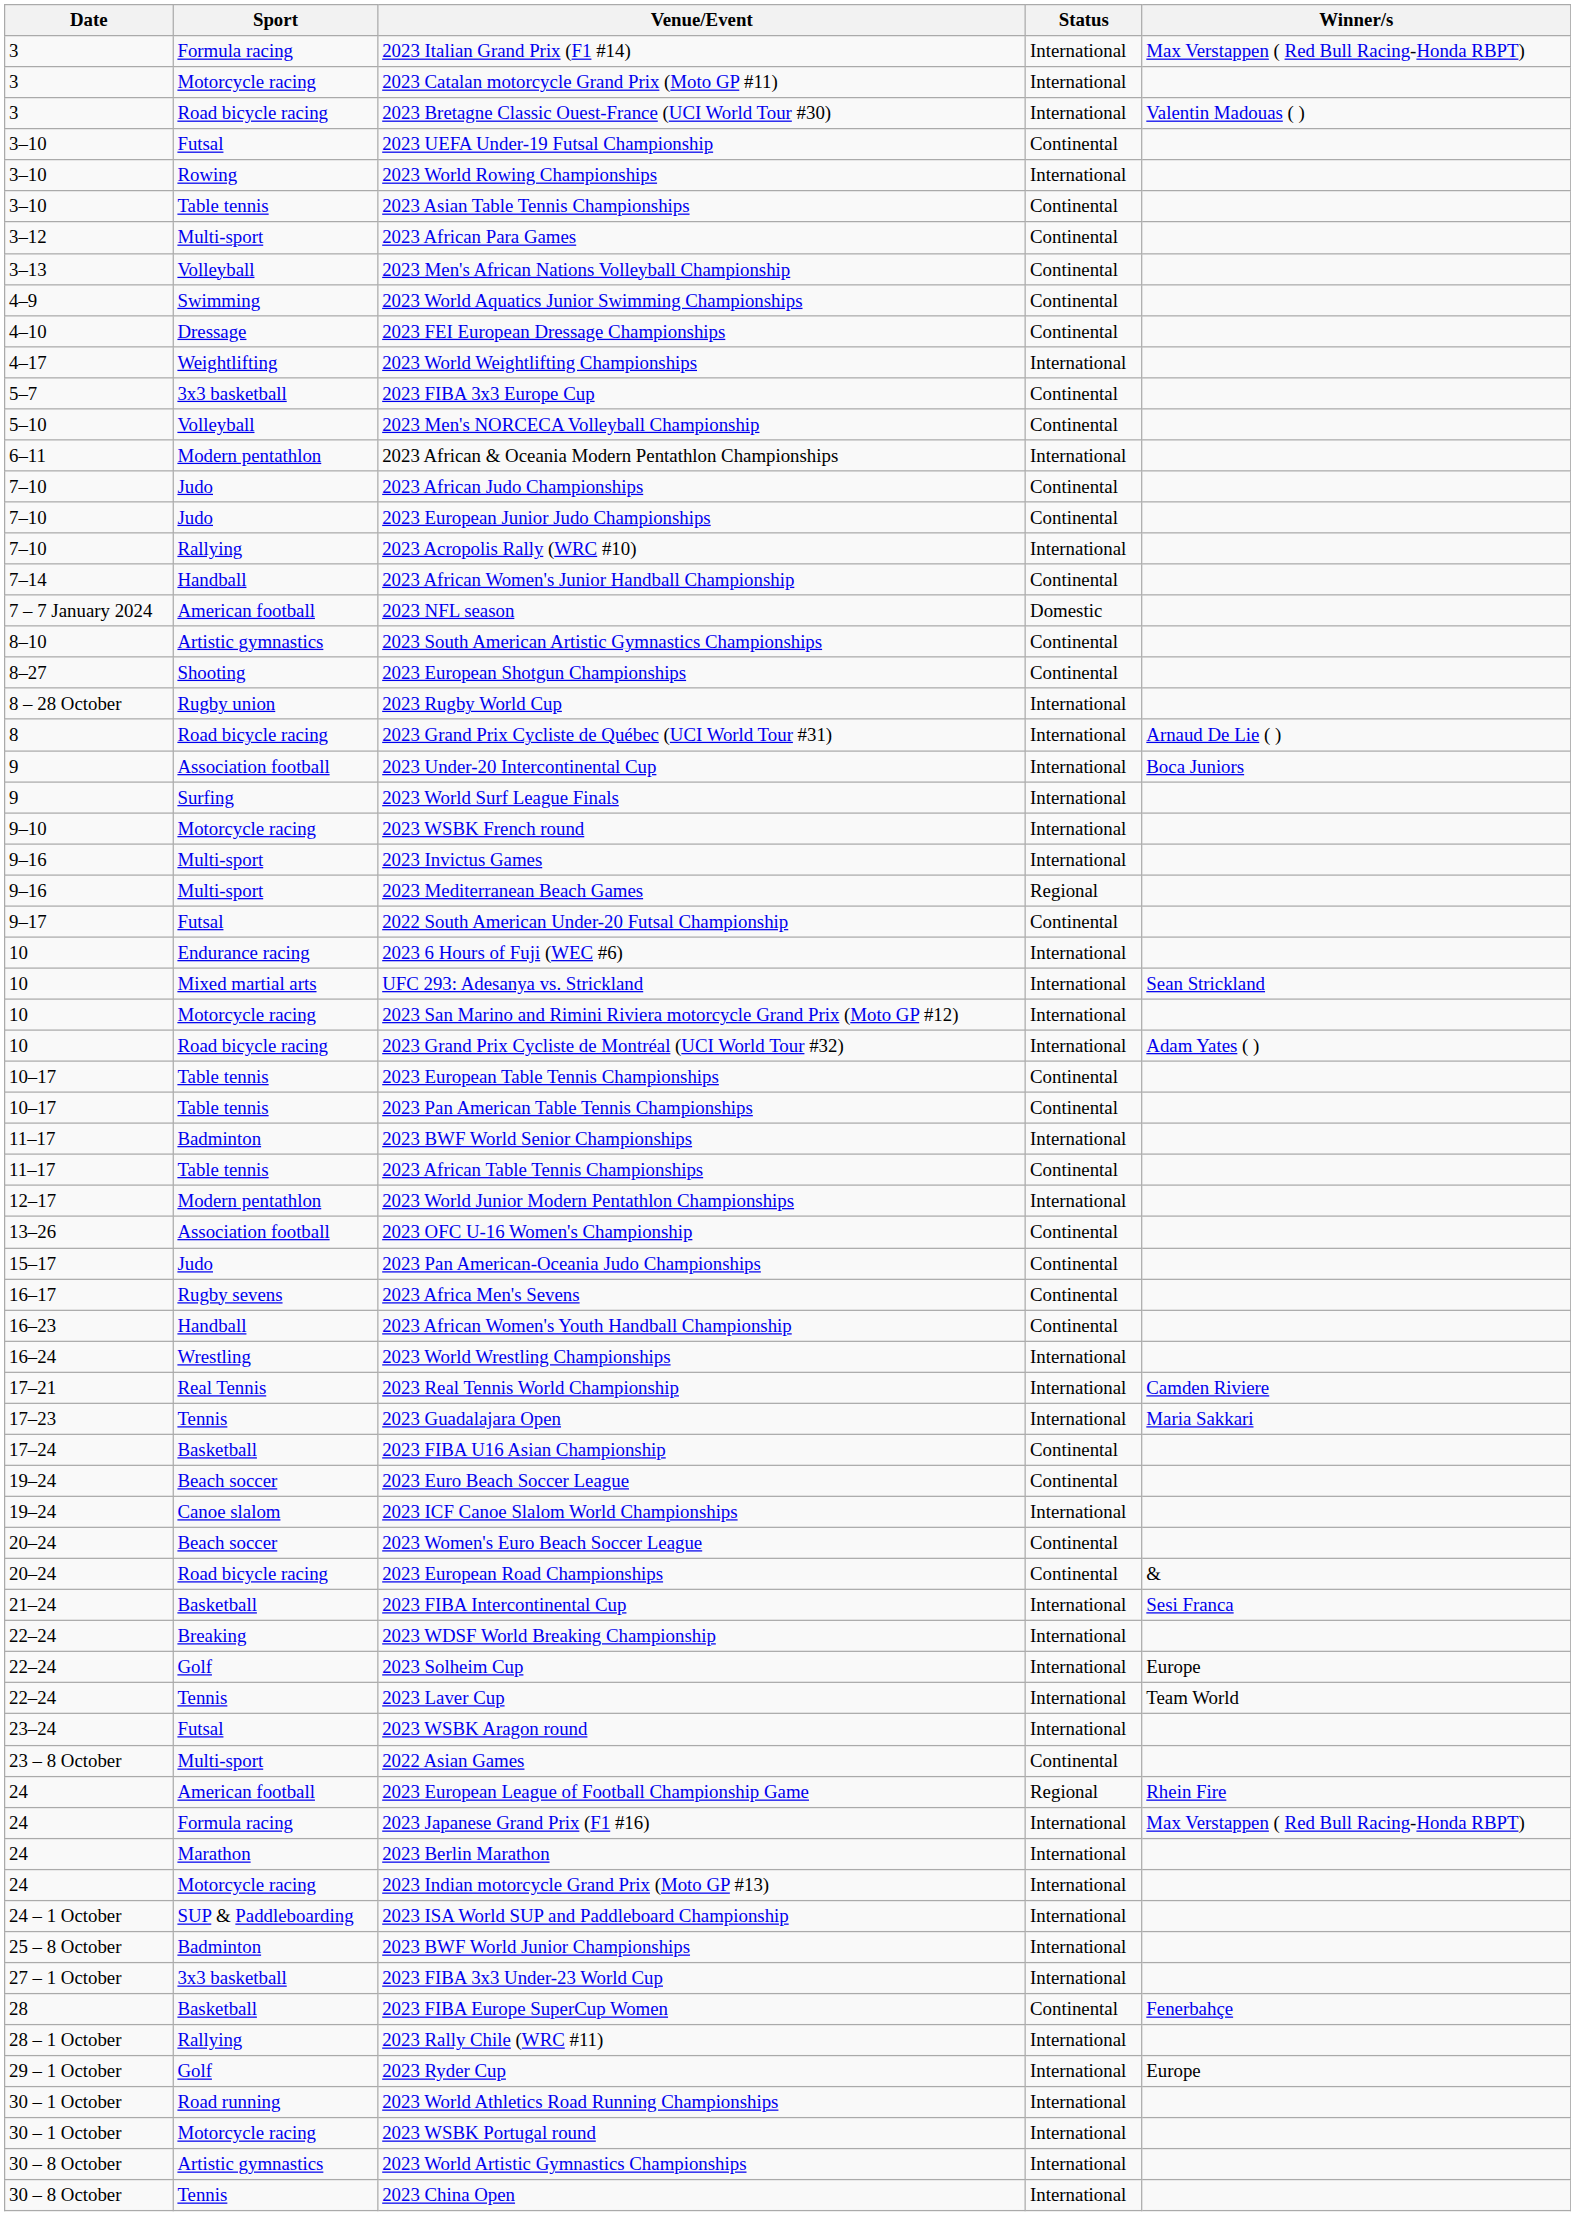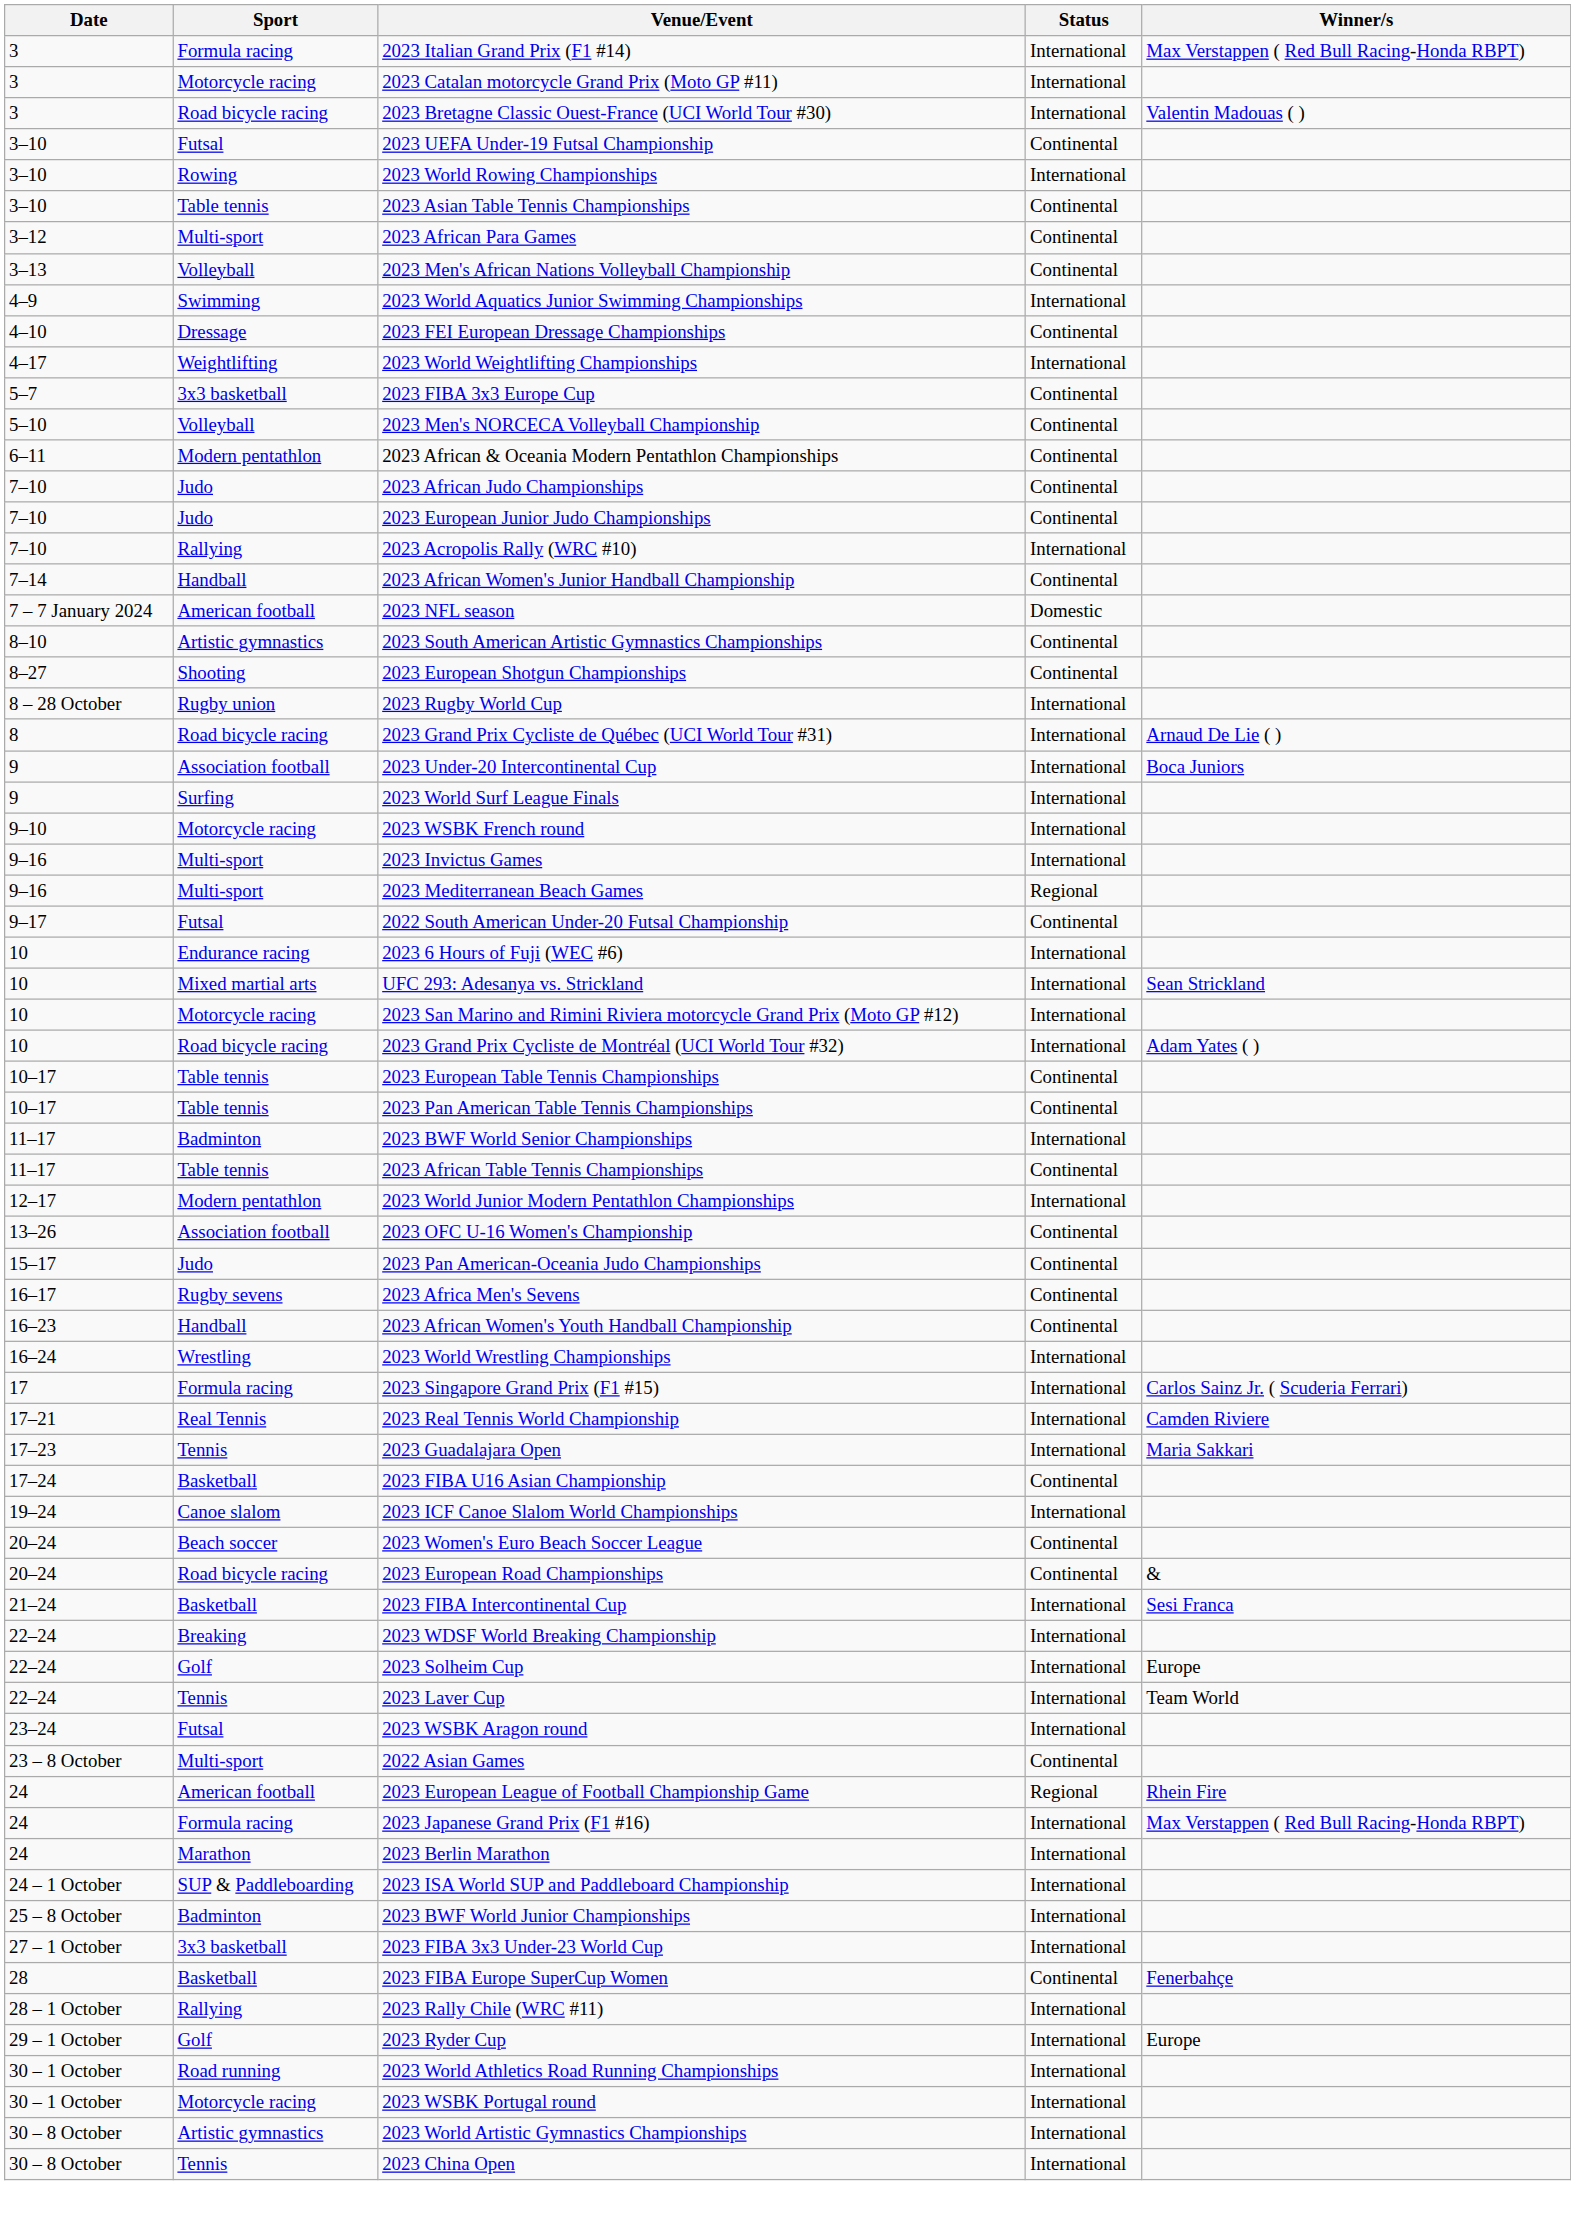(1074, 299) Continental -> (1078, 299) International
(1078, 455) International -> (1074, 455) Continental
+ row: (521, 1387)
- row: (506, 1480)
- row: (576, 1884)
